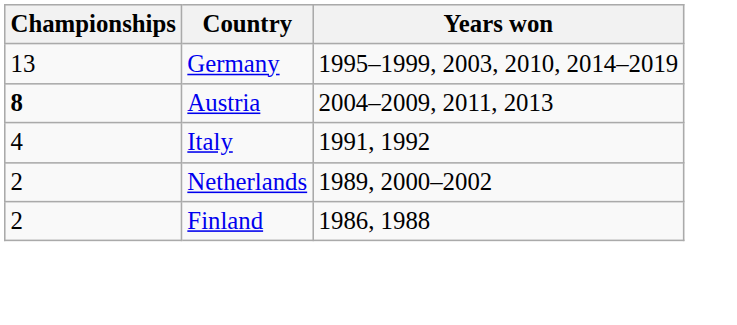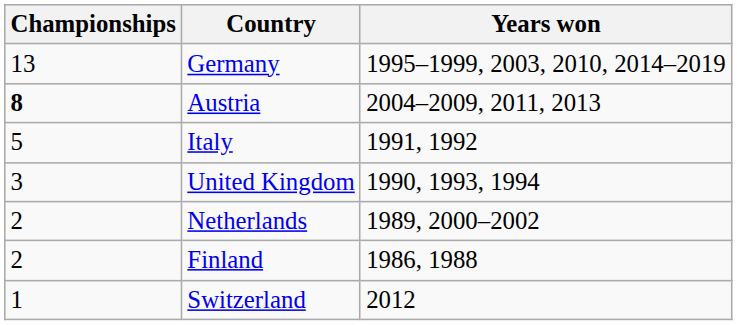(17, 142) 4 -> (17, 142) 5
+ row: (271, 181)
+ row: (247, 299)
